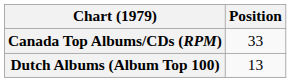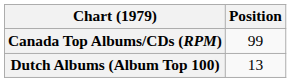(255, 41) 33 -> (255, 41) 99
